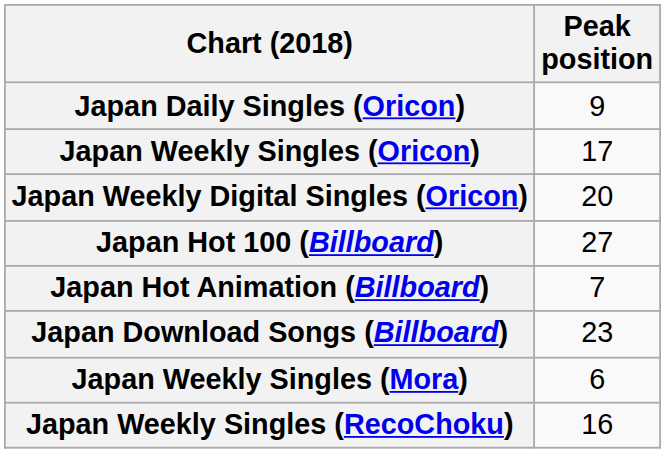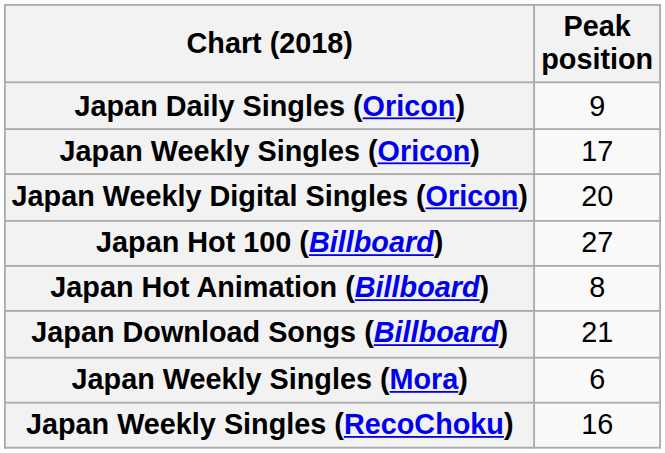(597, 288) 7 -> (597, 288) 8
(597, 333) 23 -> (597, 333) 21
